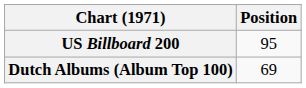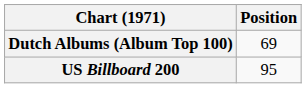rows swapped: (121, 69) <-> (121, 43)
